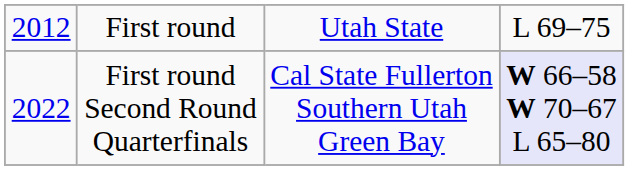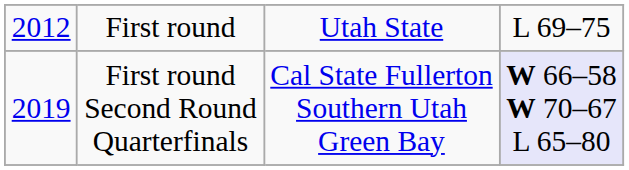(41, 107) 2022 -> (41, 107) 2019
